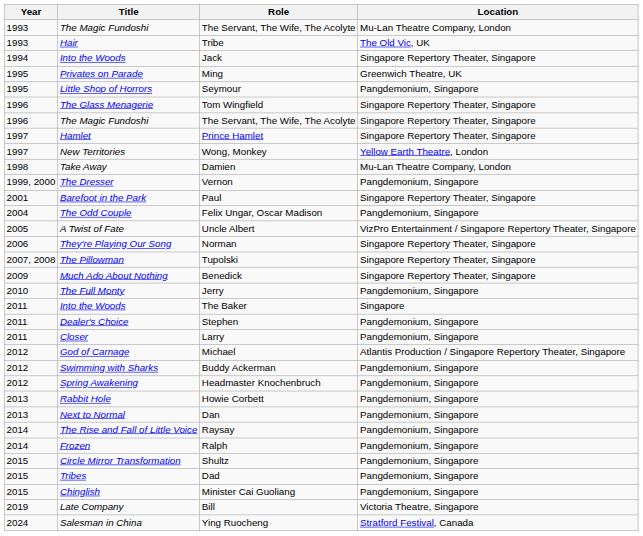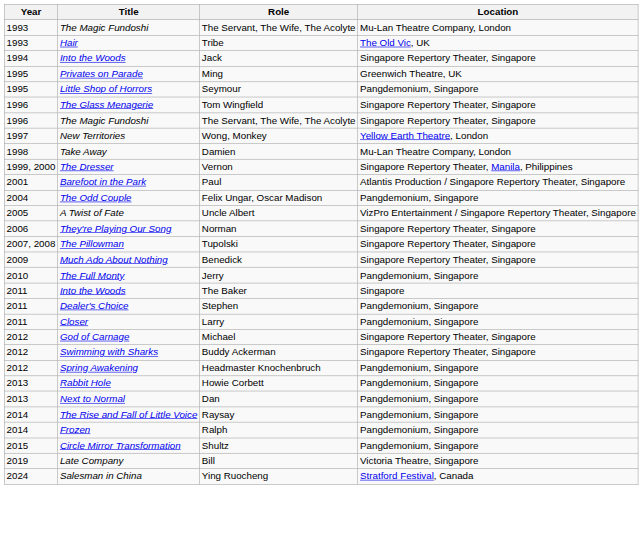- row: (17, 136)
(419, 182) Pangdemonium, Singapore -> (466, 167) Singapore Repertory Theater, Manila, Philippines
(448, 197) Singapore Repertory Theater, Singapore -> (493, 182) Atlantis Production / Singapore Repertory Theater, Singapore
(493, 352) Atlantis Production / Singapore Repertory Theater, Singapore -> (448, 337) Singapore Repertory Theater, Singapore
(419, 368) Pangdemonium, Singapore -> (448, 352) Singapore Repertory Theater, Singapore
- row: (17, 476)
- row: (17, 492)
